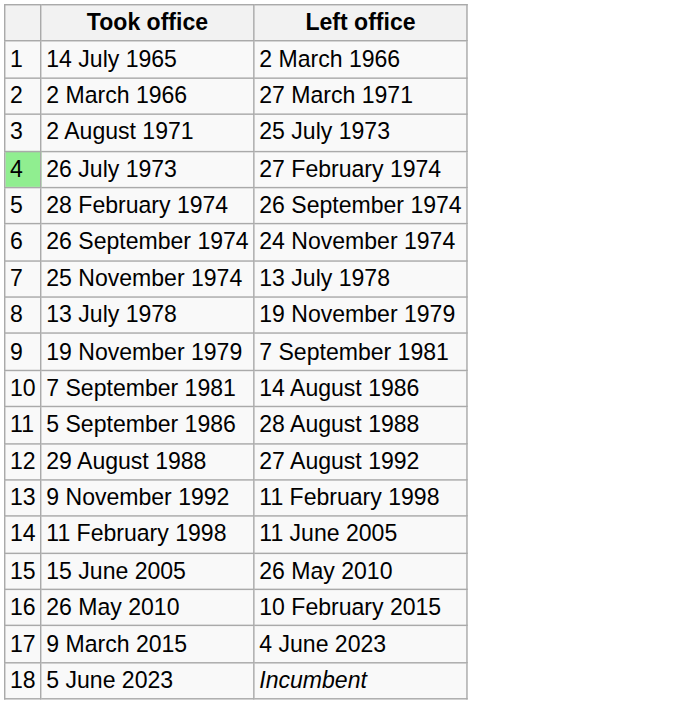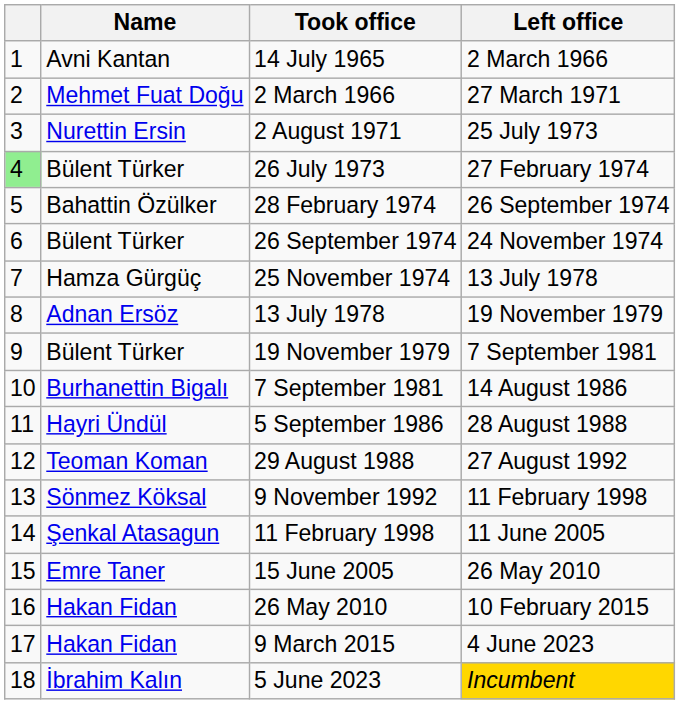+ column: (145, 22)
(313, 680) no background -> (521, 680) gold background
